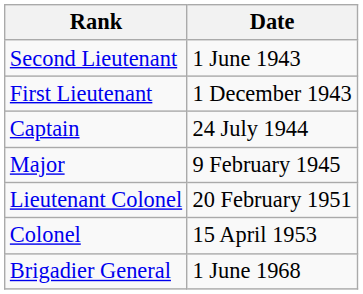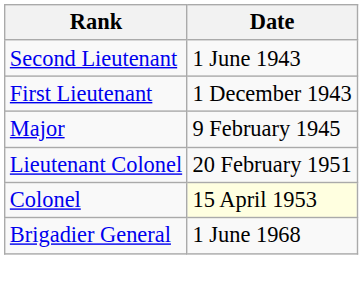- row: (45, 128)
(255, 235) no background -> (255, 199) lightyellow background
